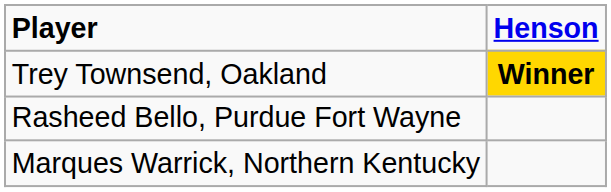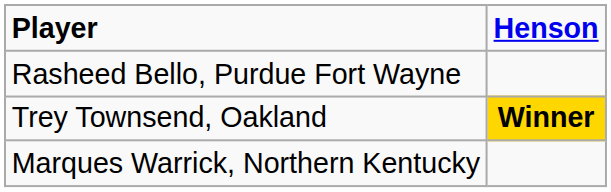rows swapped: (236, 119) <-> (169, 73)
